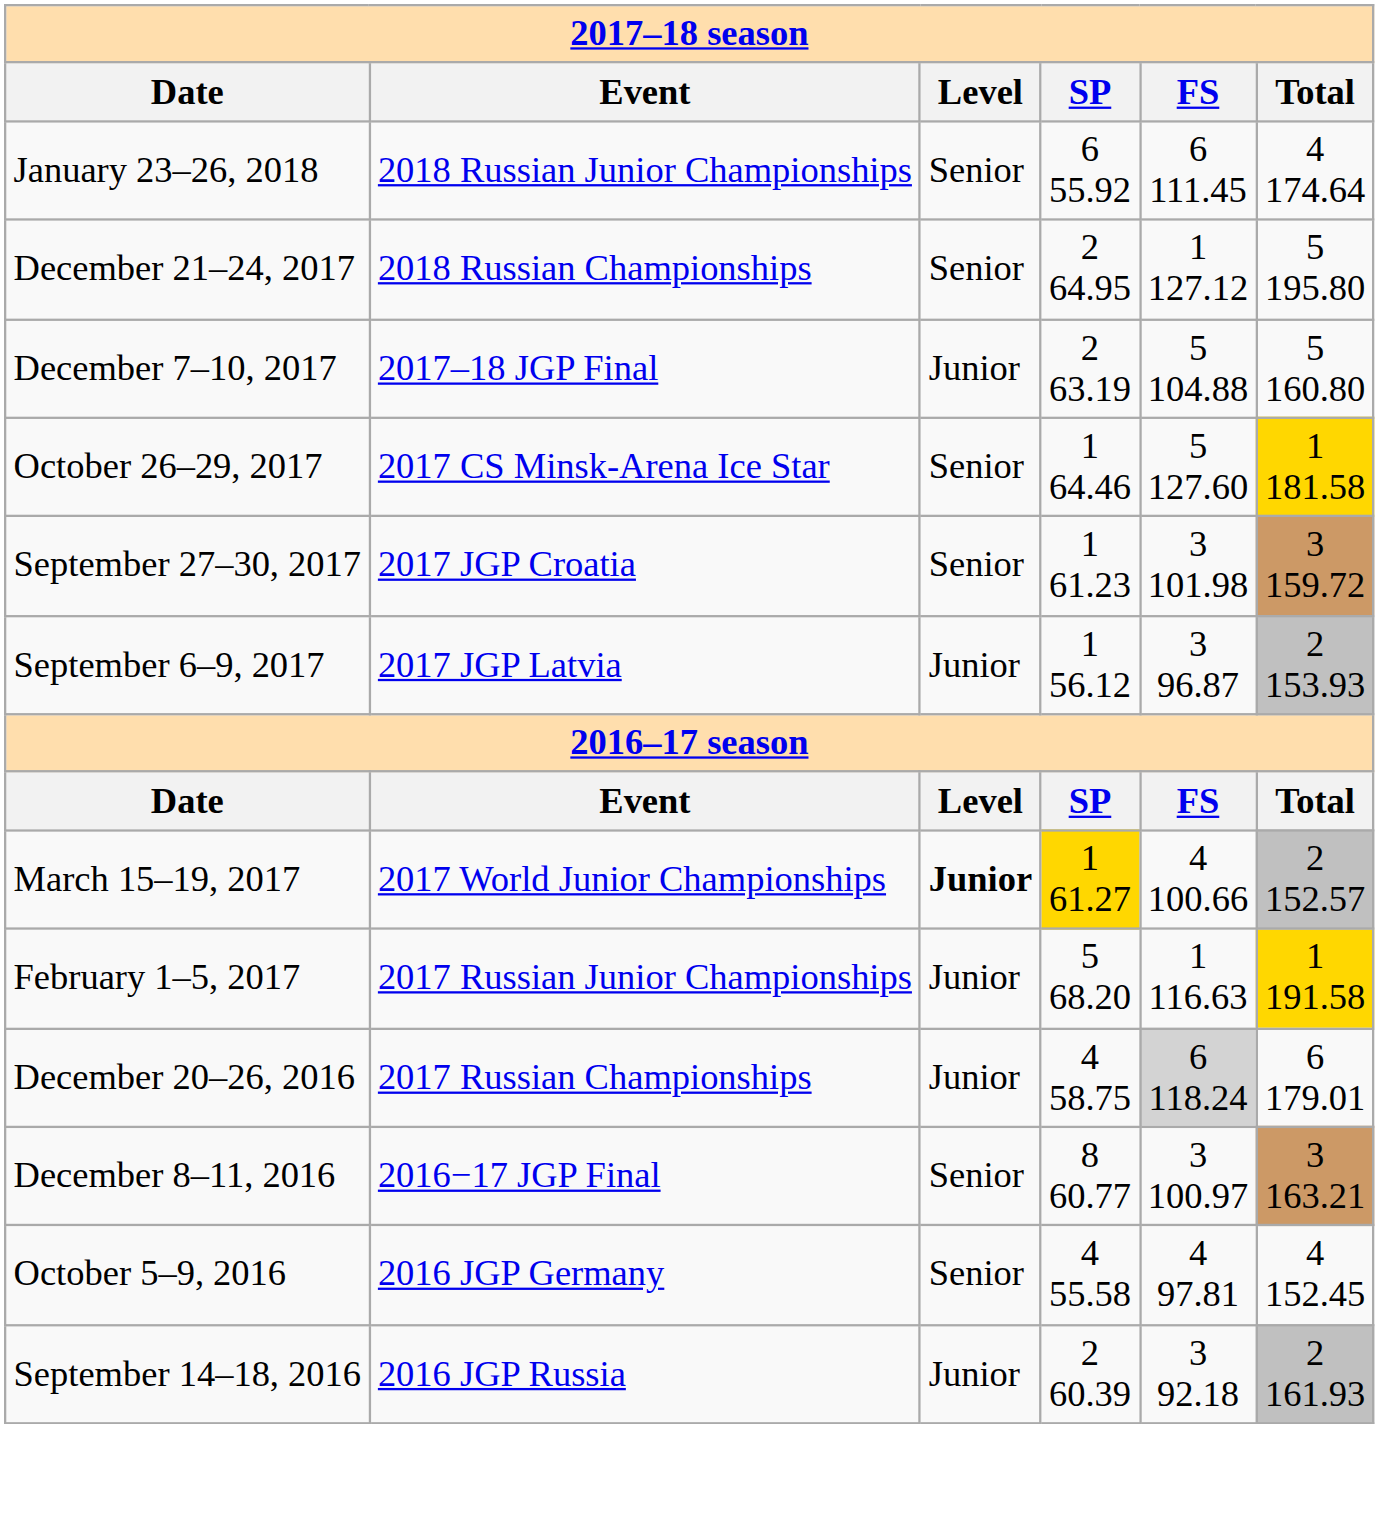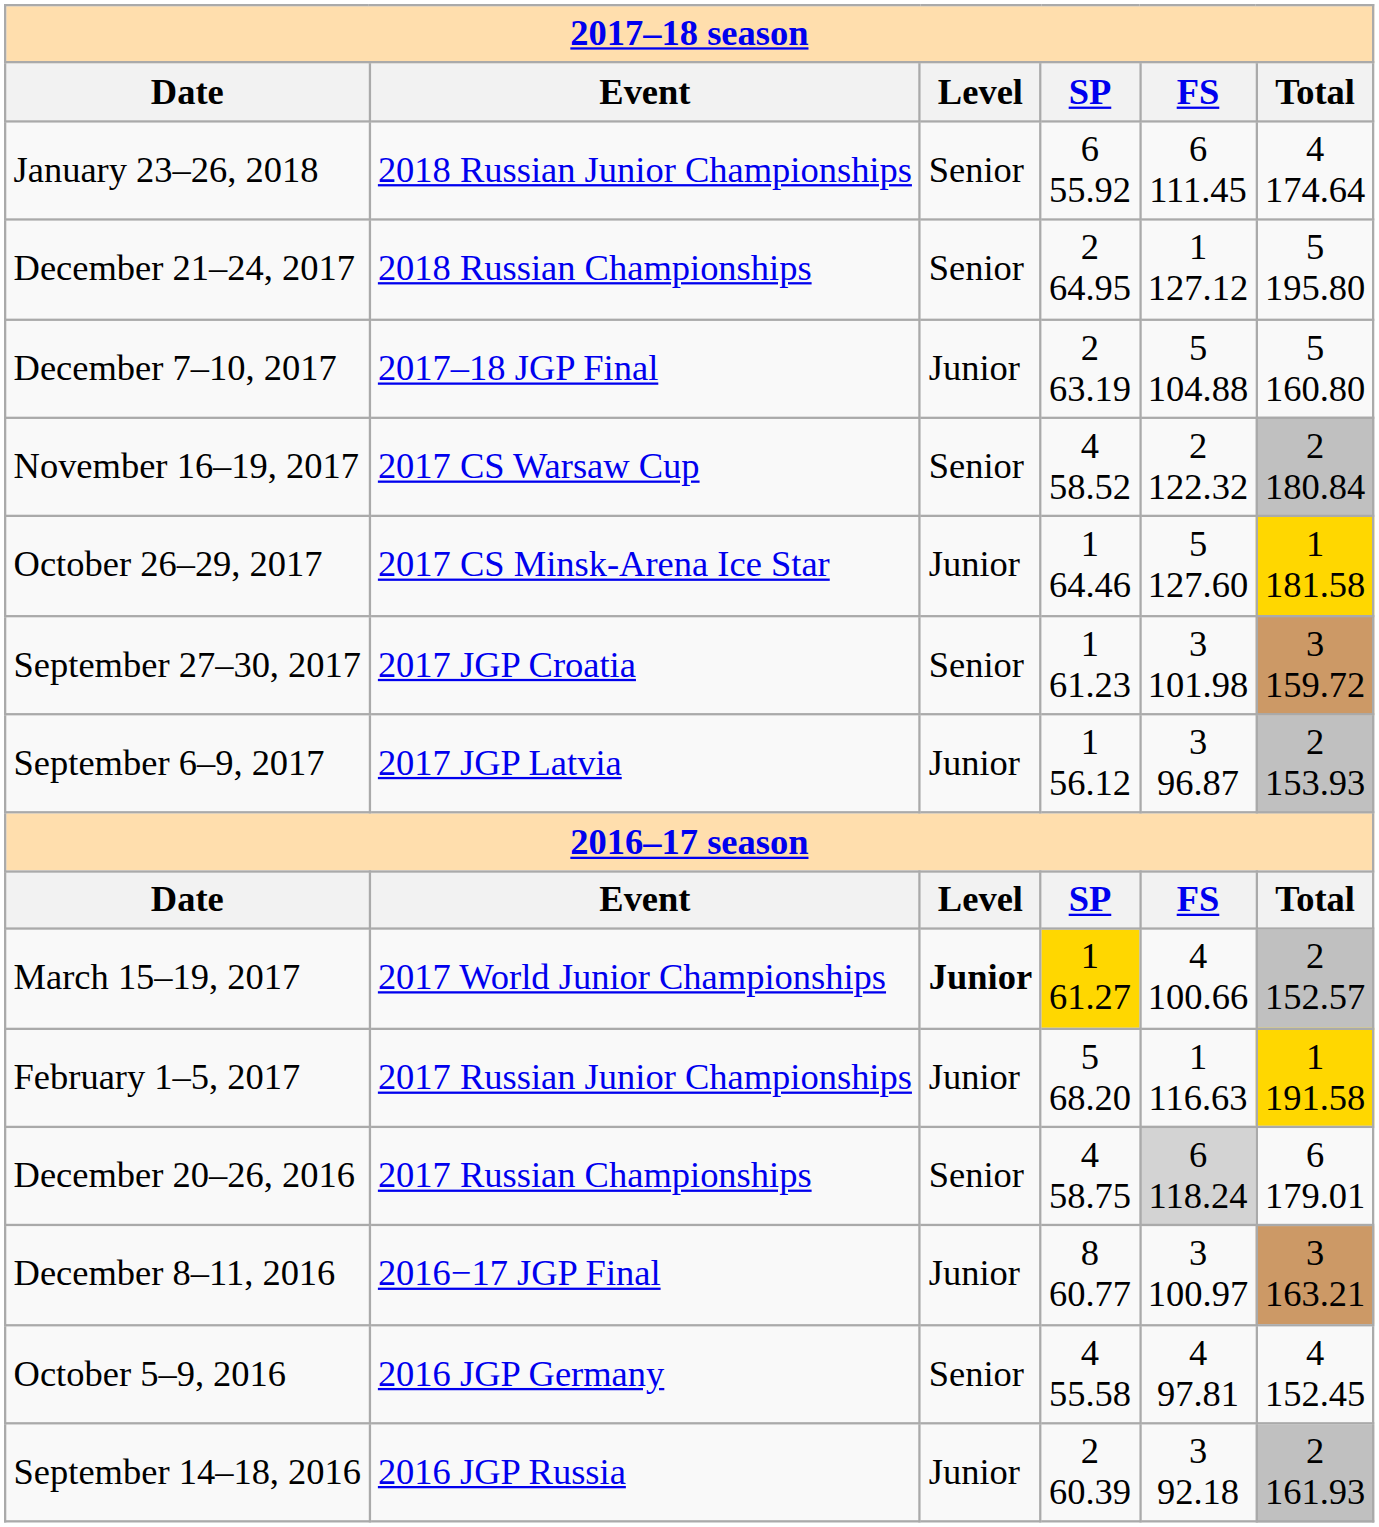+ row: (186, 466)
(976, 466) Senior -> (974, 565) Junior
(974, 1076) Junior -> (976, 1175) Senior
(976, 1175) Senior -> (974, 1274) Junior
